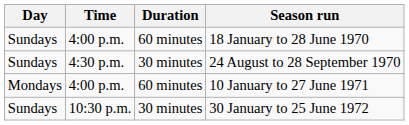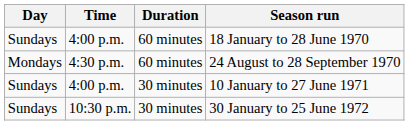(32, 62) Sundays -> (35, 62) Mondays
(170, 62) 30 minutes -> (170, 62) 60 minutes
(35, 85) Mondays -> (32, 85) Sundays
(170, 85) 60 minutes -> (170, 85) 30 minutes
